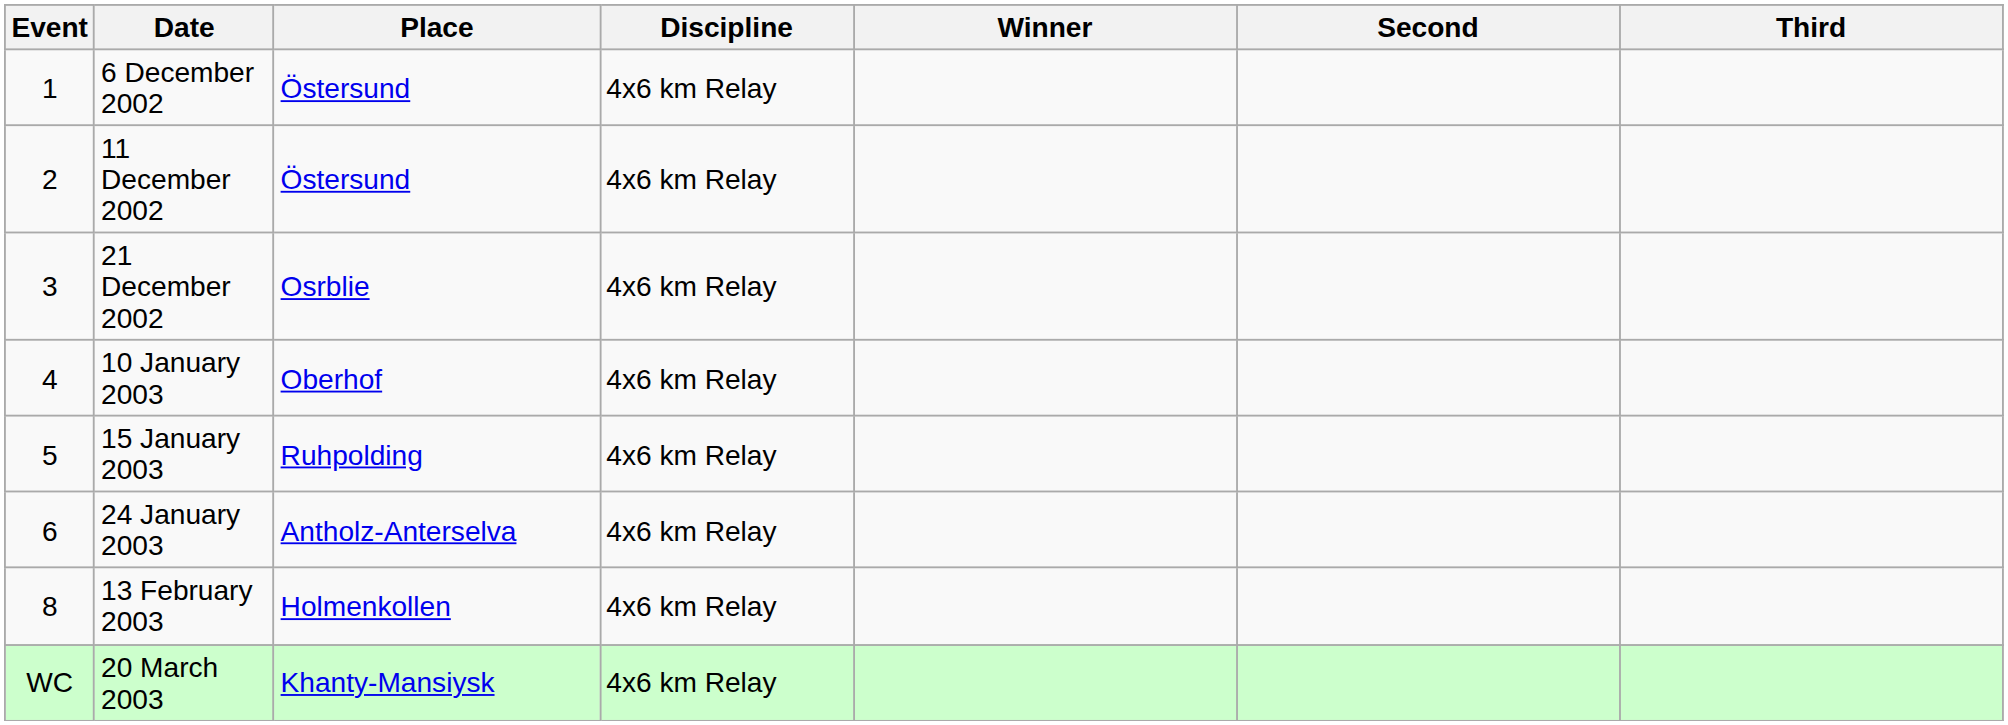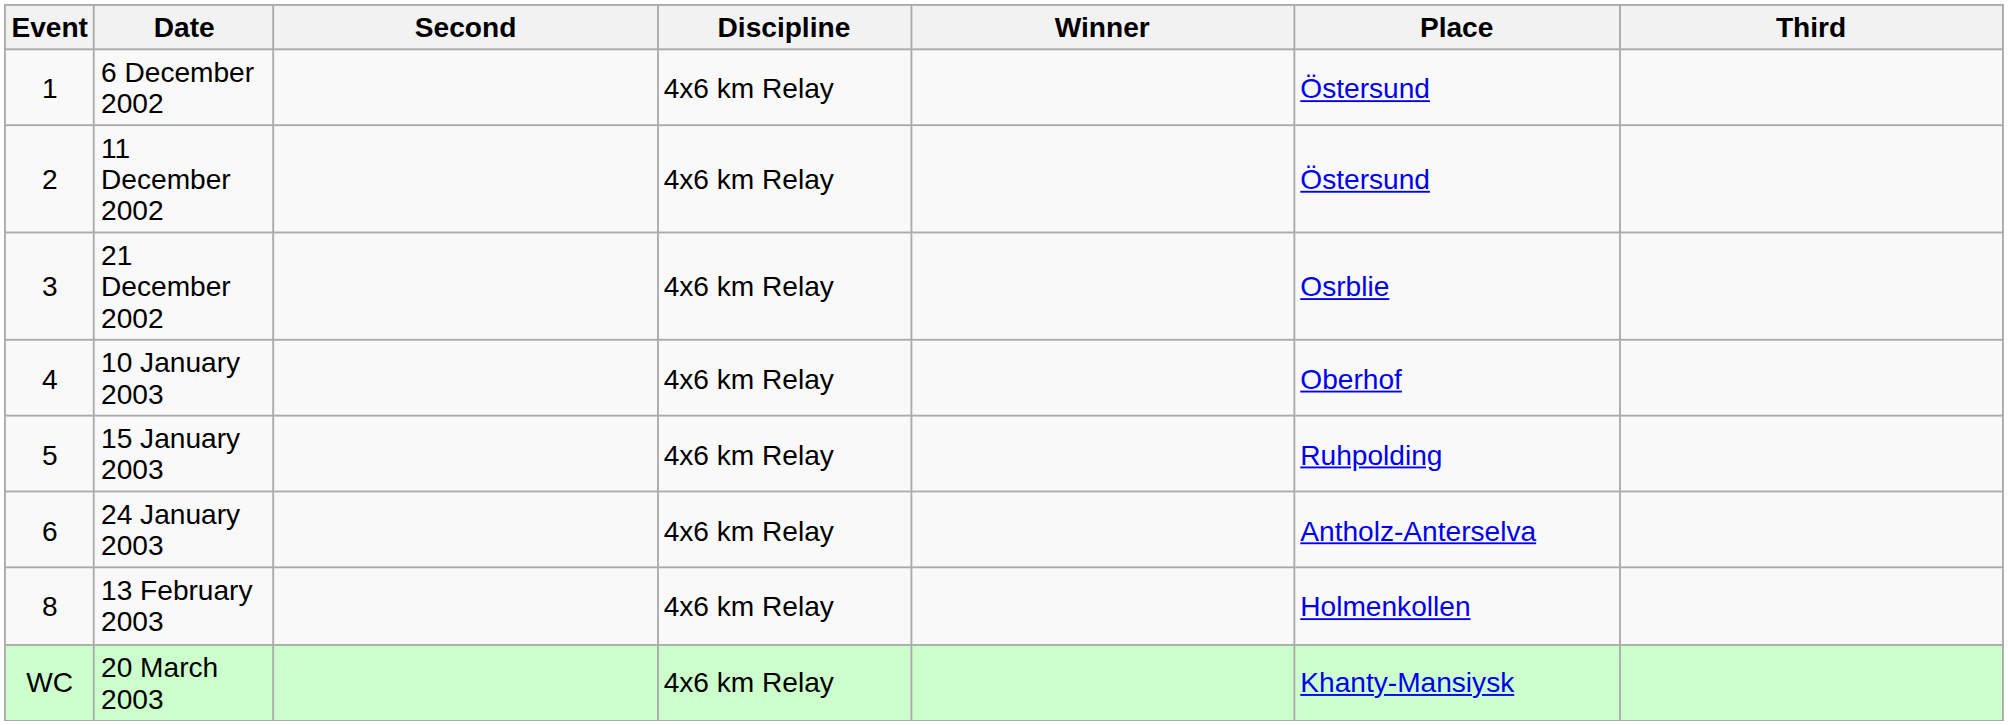columns swapped: (437, 27) <-> (1428, 27)
